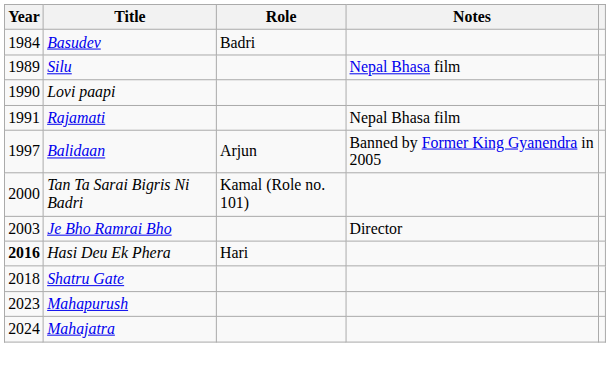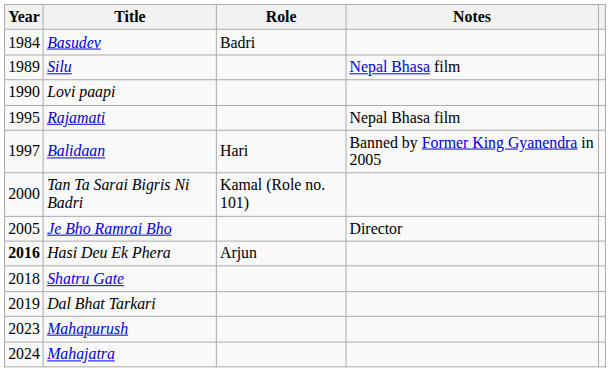(24, 117) 1991 -> (24, 117) 1995
(238, 151) Arjun -> (234, 151) Hari
(24, 228) 2003 -> (24, 228) 2005
(234, 253) Hari -> (238, 253) Arjun
+ row: (101, 303)
